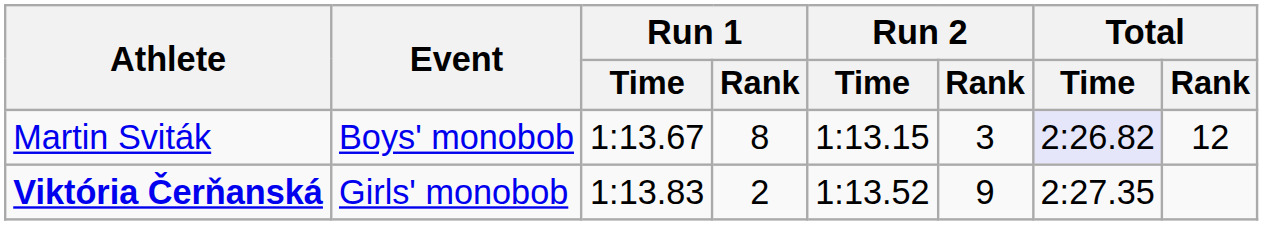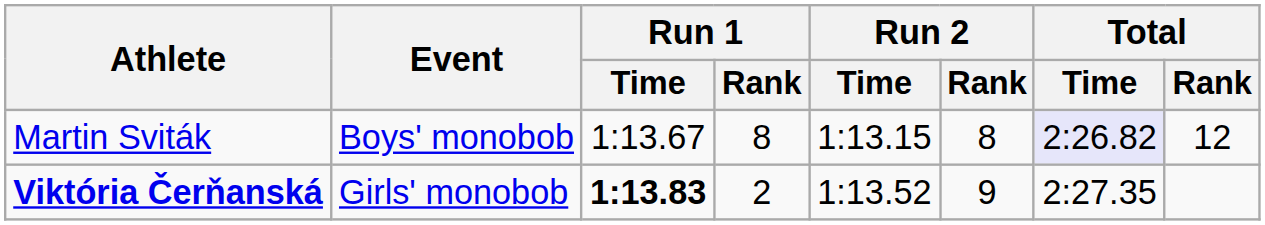(985, 138) 3 -> (987, 138) 8
(647, 192) normal -> (648, 192) bold
